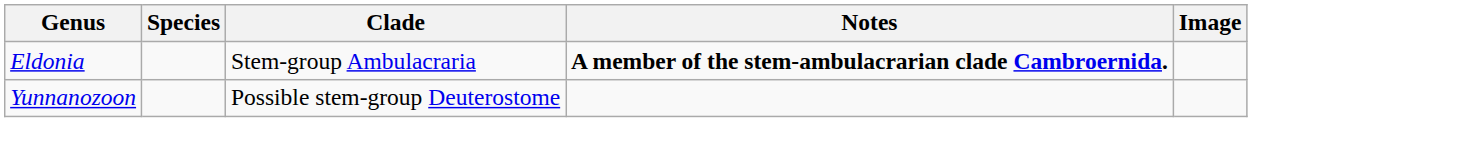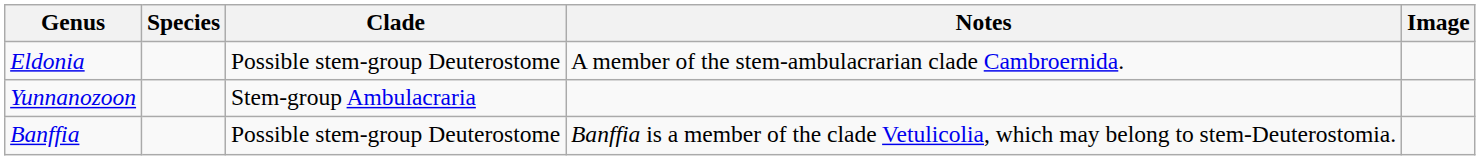(353, 60) Stem-group Ambulacraria -> (396, 60) Possible stem-group Deuterostome
(869, 60) bold -> (848, 60) normal
(396, 97) Possible stem-group Deuterostome -> (353, 97) Stem-group Ambulacraria
+ row: (45, 135)
